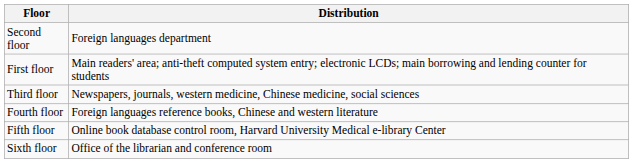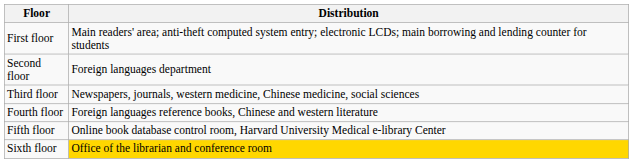rows swapped: (30, 69) <-> (24, 38)
(172, 149) no background -> (172, 149) gold background
